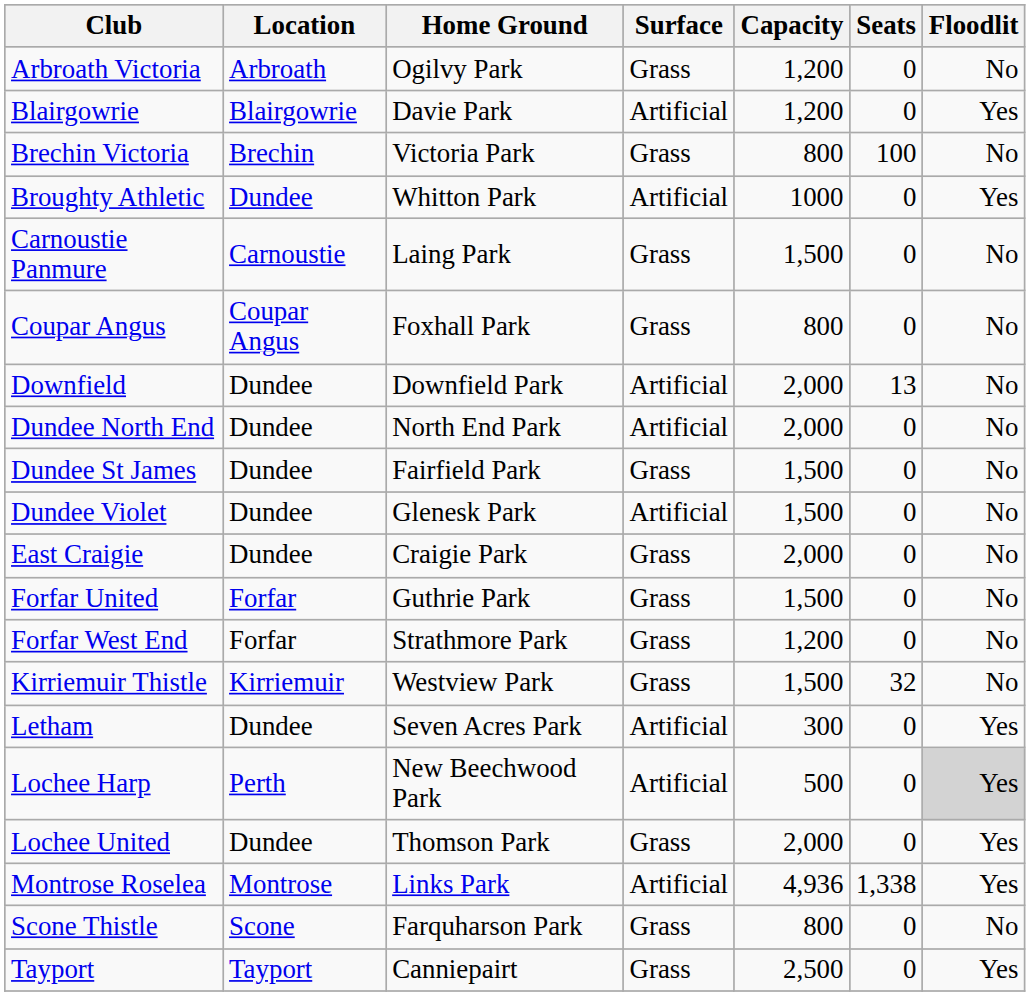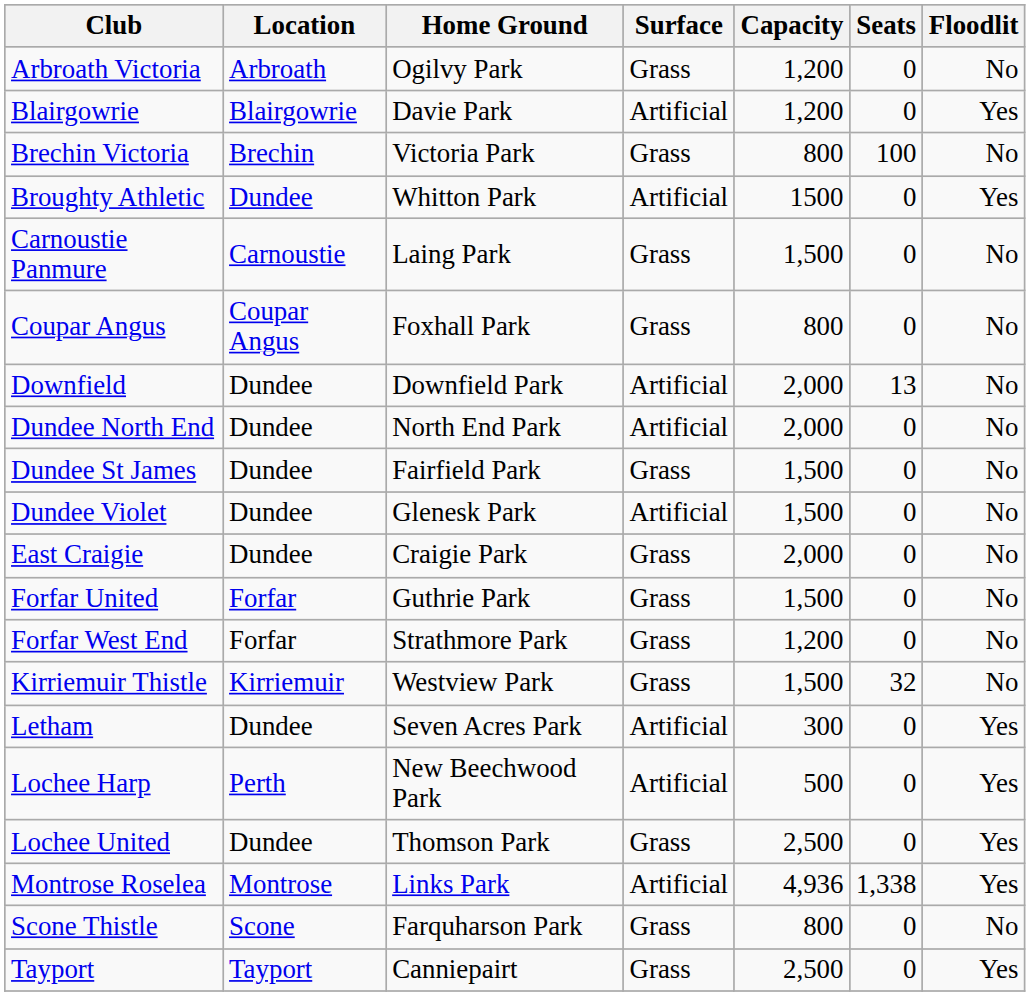(817, 196) 1000 -> (817, 196) 1500
(999, 783) lightgrey background -> (999, 783) no background
(813, 841) 2,000 -> (813, 841) 2,500
